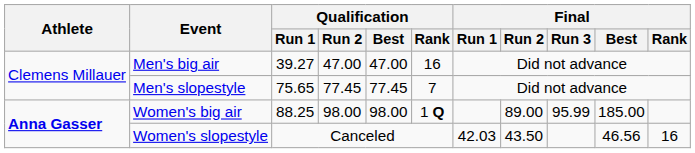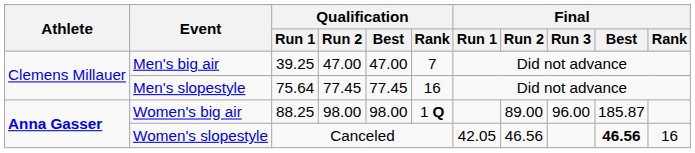(295, 64) 39.27 -> (295, 64) 39.25
(432, 64) 16 -> (432, 64) 7
(295, 88) 75.65 -> (295, 88) 75.64
(432, 88) 7 -> (432, 88) 16
(571, 112) 95.99 -> (571, 112) 96.00
(621, 112) 185.00 -> (621, 112) 185.87
(477, 136) 42.03 -> (477, 136) 42.05
(524, 136) 43.50 -> (524, 136) 46.56
(621, 136) normal -> (621, 136) bold
